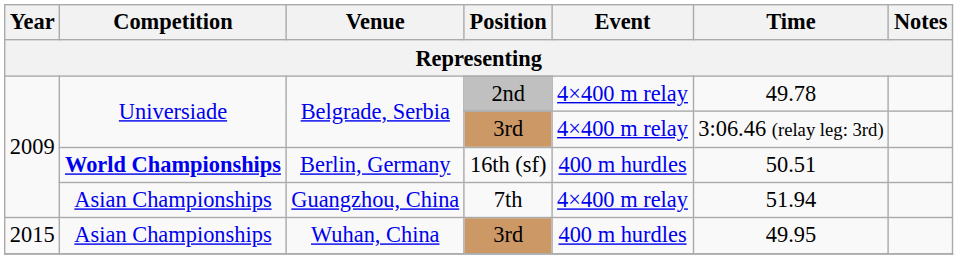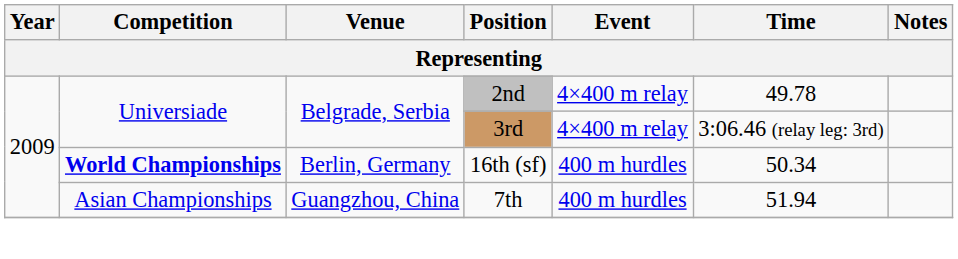(791, 164) 50.51 -> (791, 164) 50.34
(623, 199) 4×400 m relay -> (623, 199) 400 m hurdles
- row: (375, 235)
